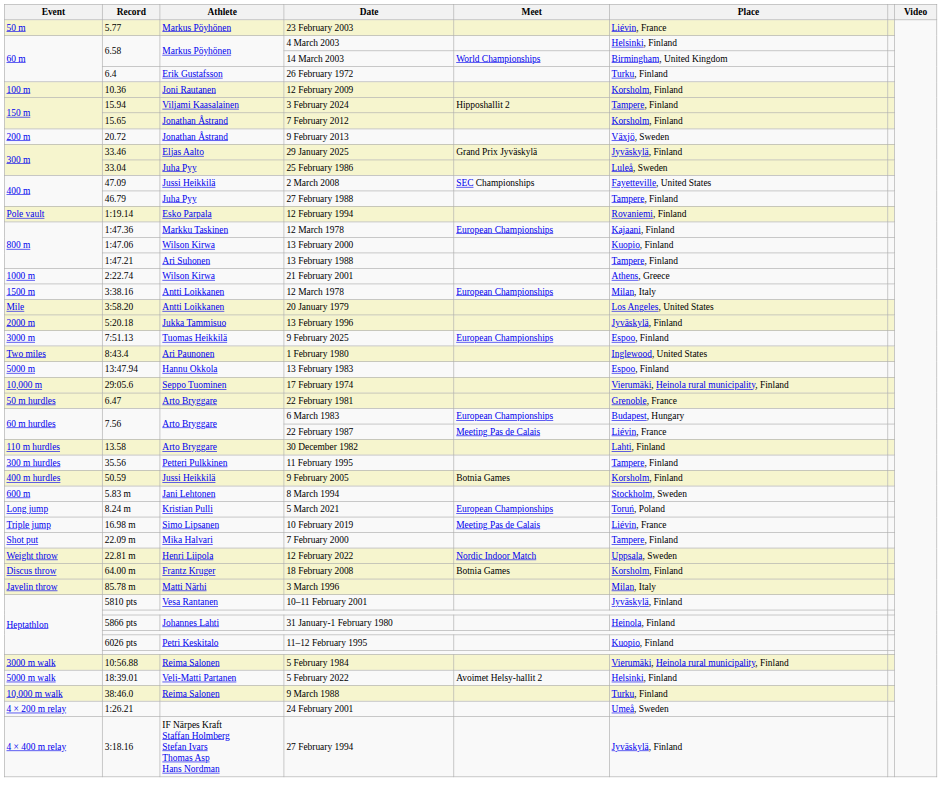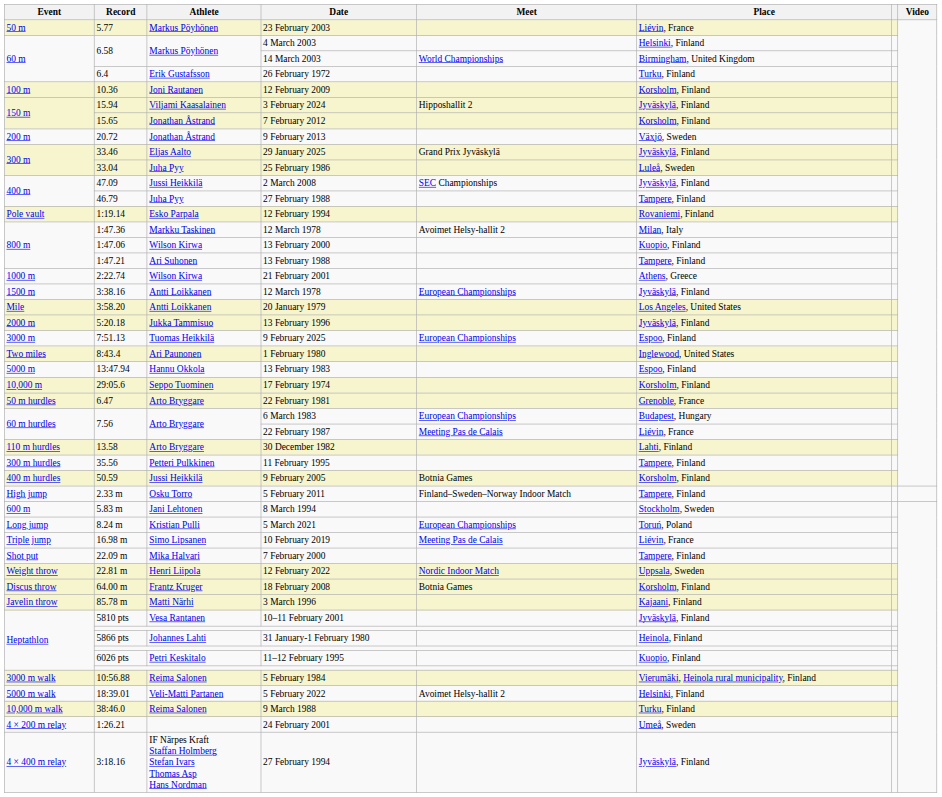(645, 105) Tampere, Finland -> (674, 105) Jyväskylä, Finland
(661, 183) Fayetteville, United States -> (674, 183) Jyväskylä, Finland
(505, 229) European Championships -> (462, 229) Avoimet Helsy-hallit 2
(643, 229) Kajaani, Finland -> (661, 229) Milan, Italy
(634, 292) Milan, Italy -> (674, 292) Jyväskylä, Finland
(700, 385) Vierumäki, Heinola rural municipality, Finland -> (674, 385) Korsholm, Finland
+ row: (110, 494)
(634, 587) Milan, Italy -> (670, 602) Kajaani, Finland
